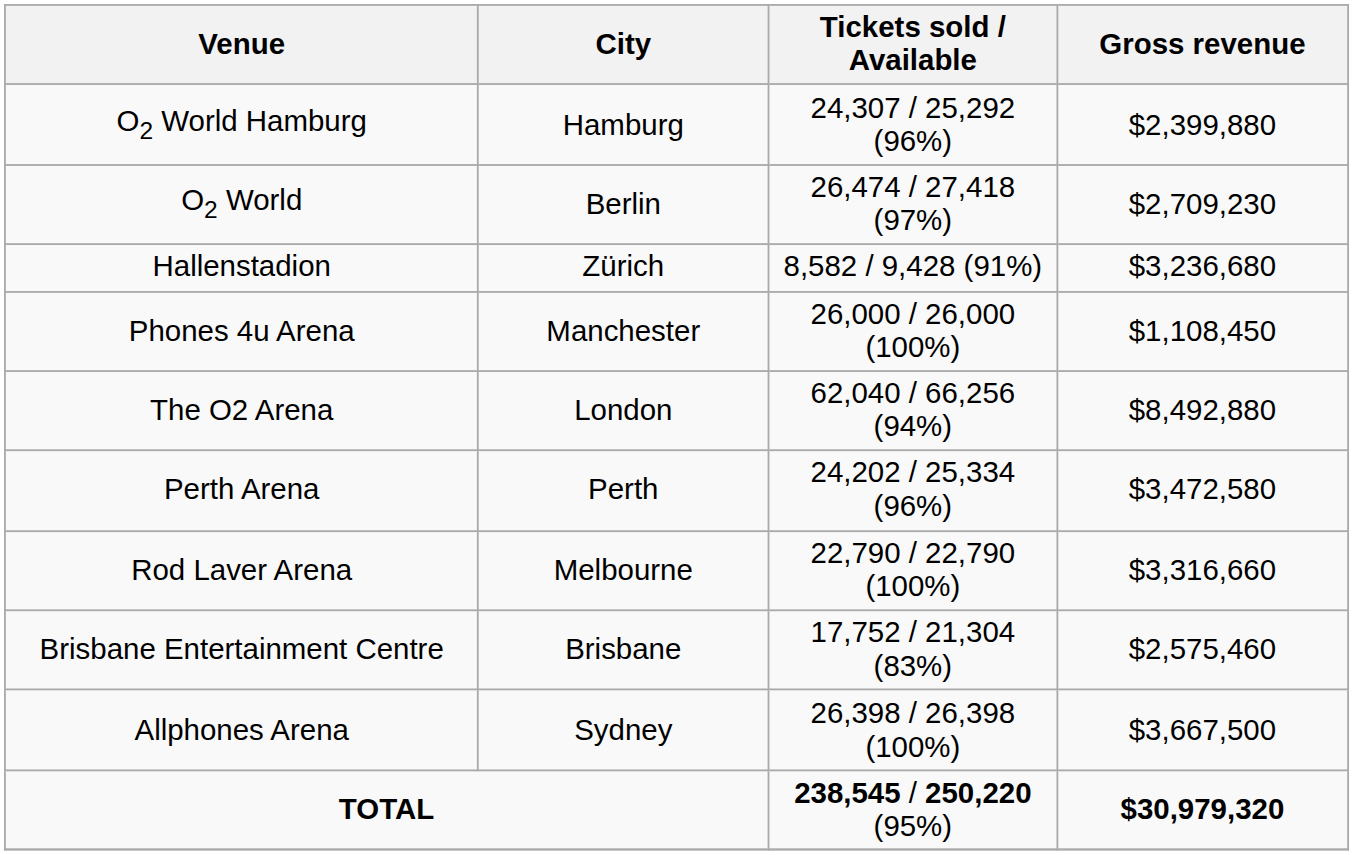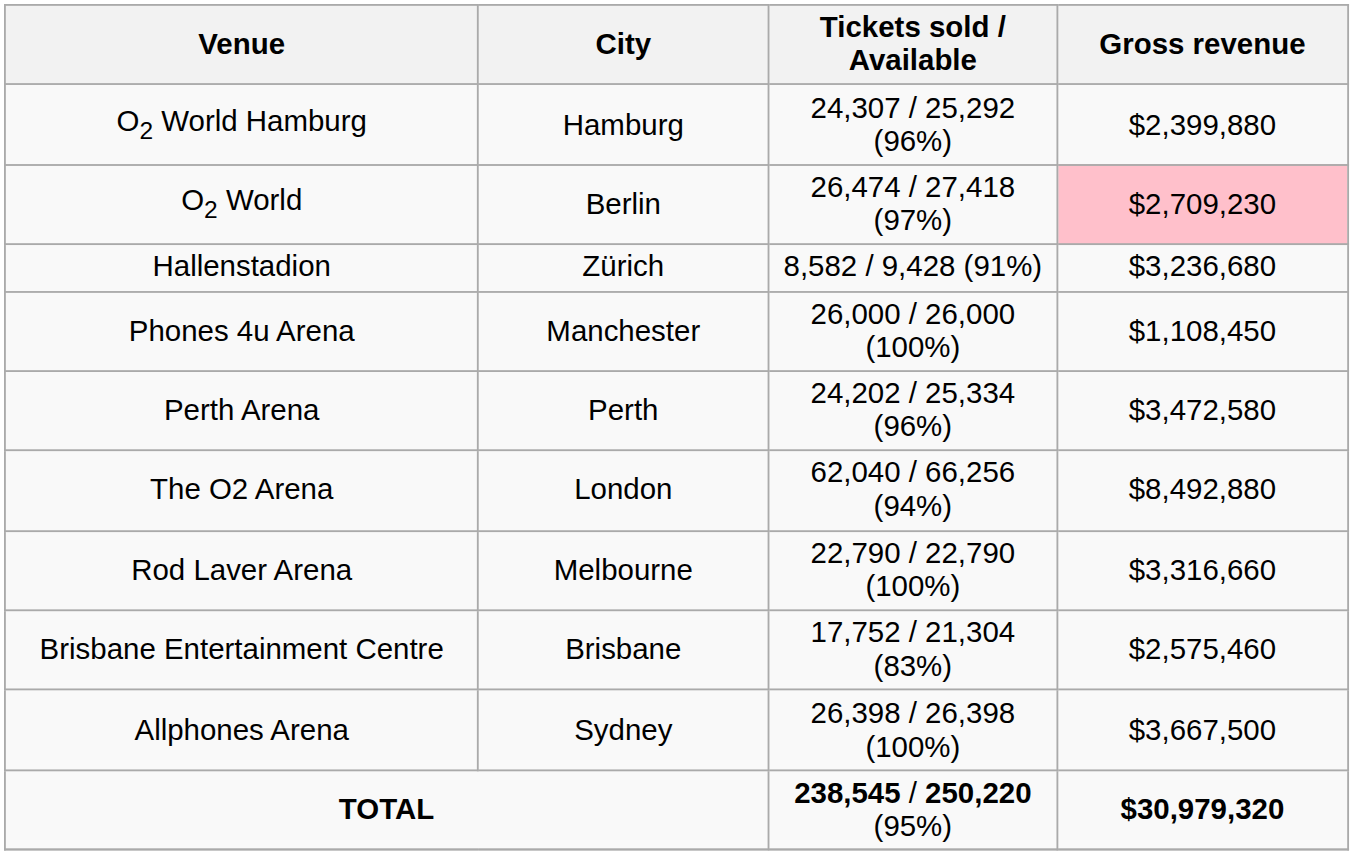(1202, 204) no background -> (1202, 204) pink background
rows swapped: (242, 410) <-> (242, 490)
